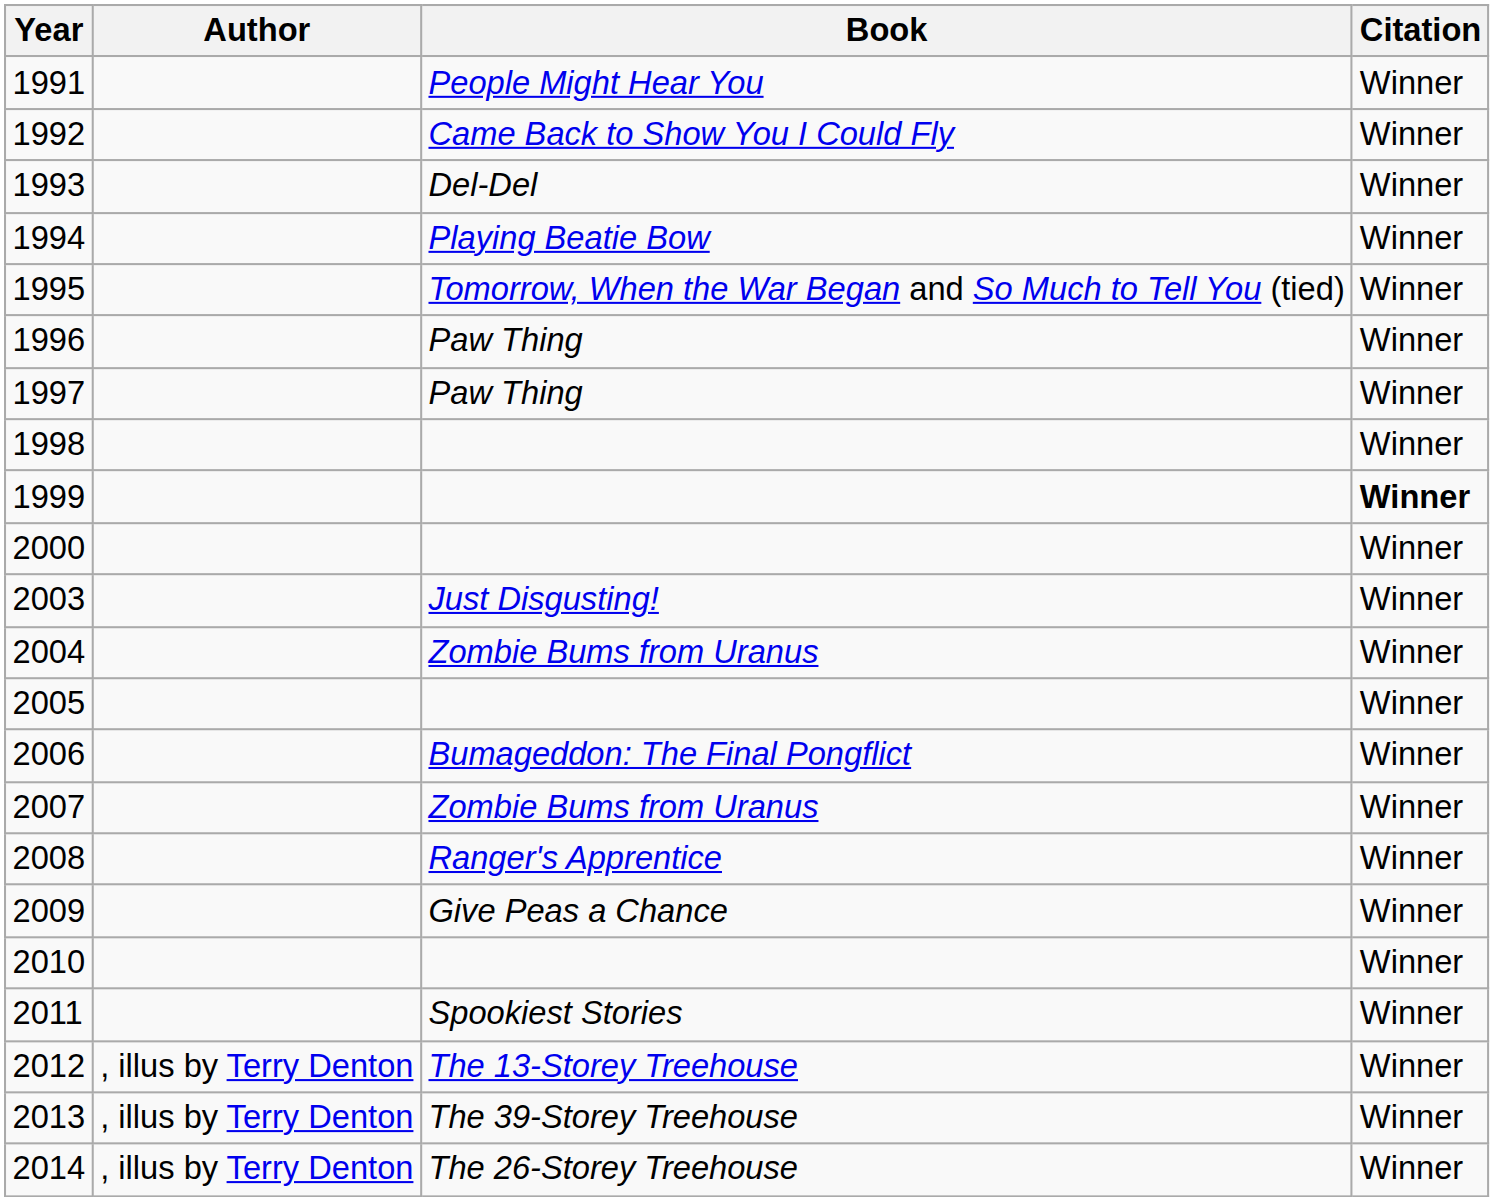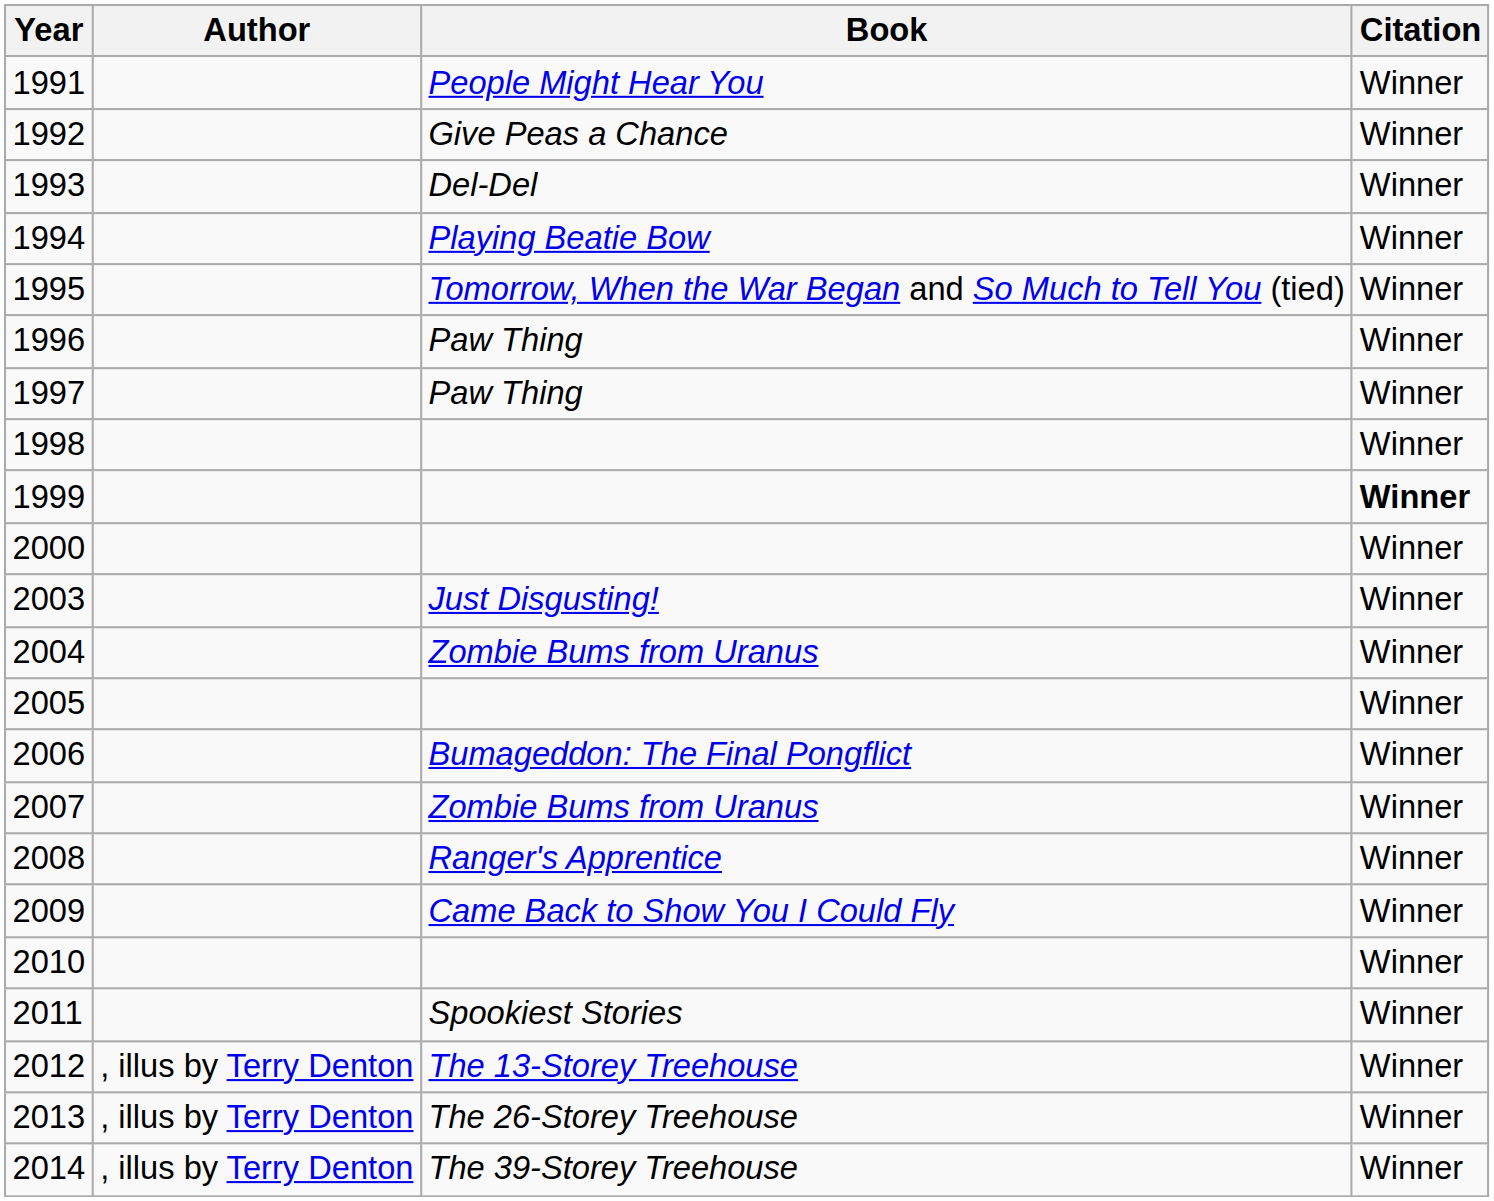(691, 133) Came Back to Show You I Could Fly -> (578, 133) Give Peas a Chance
(578, 910) Give Peas a Chance -> (691, 910) Came Back to Show You I Could Fly
(613, 1117) The 39-Storey Treehouse -> (613, 1117) The 26-Storey Treehouse
(613, 1169) The 26-Storey Treehouse -> (613, 1169) The 39-Storey Treehouse
